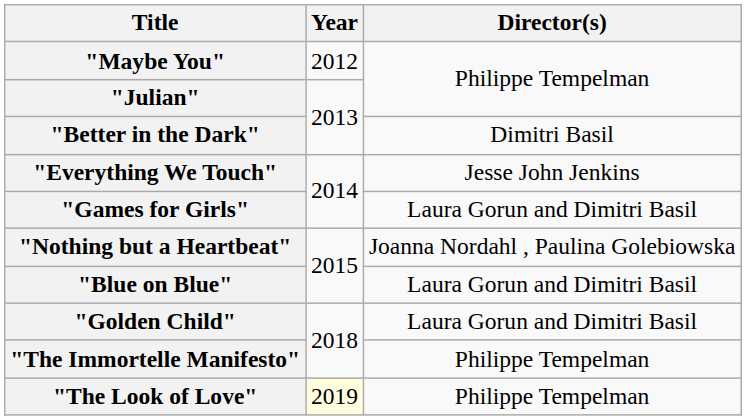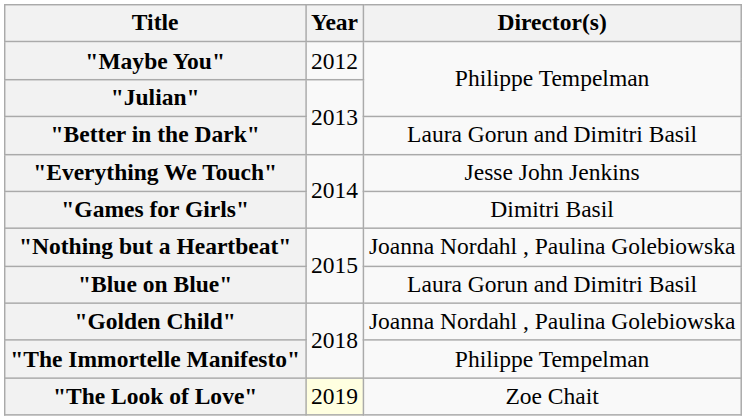(552, 135) Dimitri Basil -> (552, 135) Laura Gorun and Dimitri Basil
(552, 209) Laura Gorun and Dimitri Basil -> (552, 209) Dimitri Basil
(552, 321) Laura Gorun and Dimitri Basil -> (552, 321) Joanna Nordahl , Paulina Golebiowska
(552, 396) Philippe Tempelman -> (552, 396) Zoe Chait
